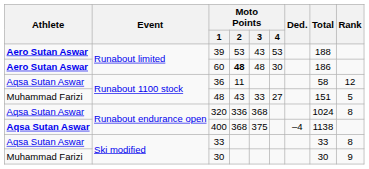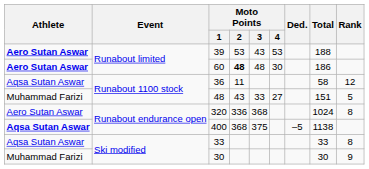(45, 112) Aqsa Sutan Aswar -> (45, 112) Aero Sutan Aswar
(297, 127) –4 -> (297, 127) –5
